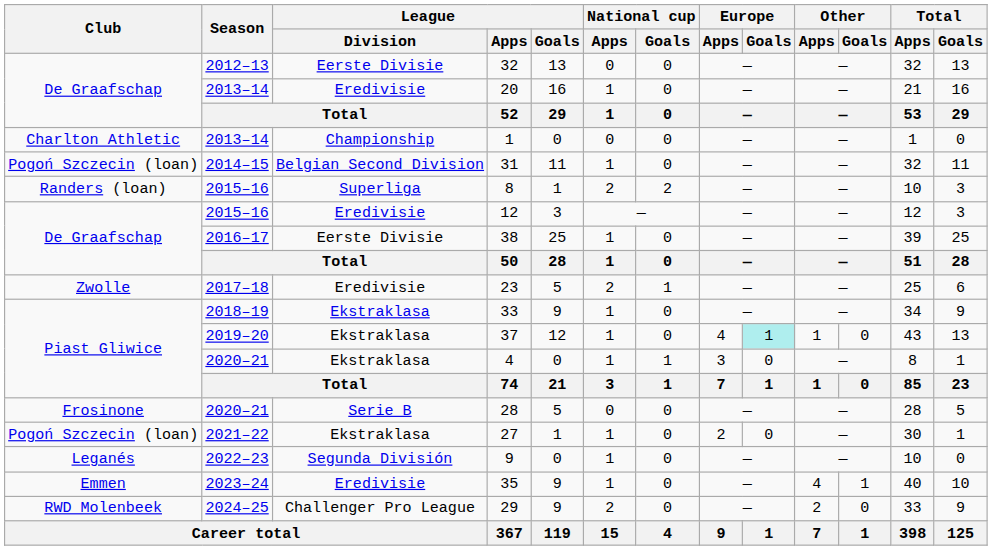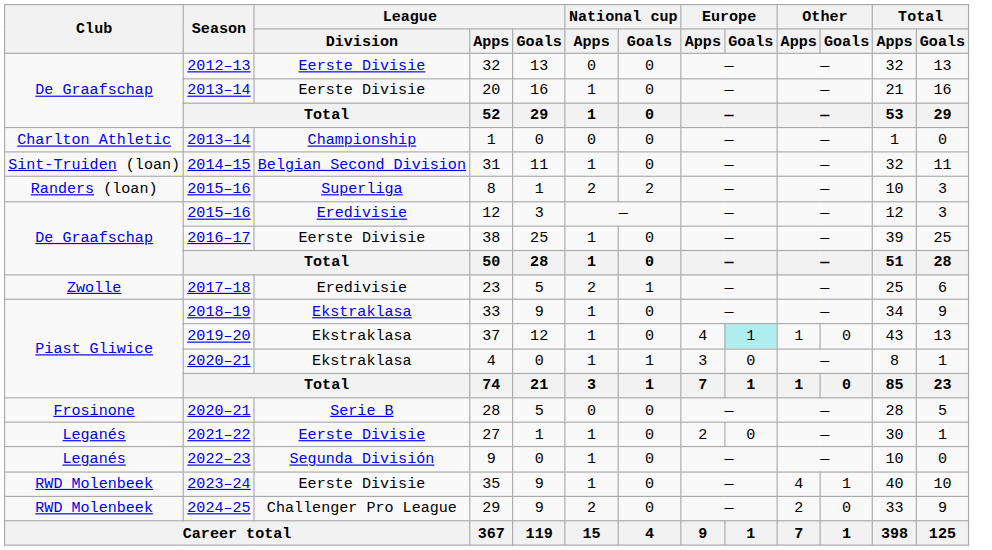(380, 91) Eredivisie -> (362, 91) Eerste Divisie
(103, 164) Pogoń Szczecin (loan) -> (94, 164) Sint-Truiden (loan)
(103, 435) Pogoń Szczecin (loan) -> (94, 435) Leganés
(380, 435) Ekstraklasa -> (362, 435) Eerste Divisie
(103, 484) Emmen -> (94, 484) RWD Molenbeek
(380, 484) Eredivisie -> (362, 484) Eerste Divisie
